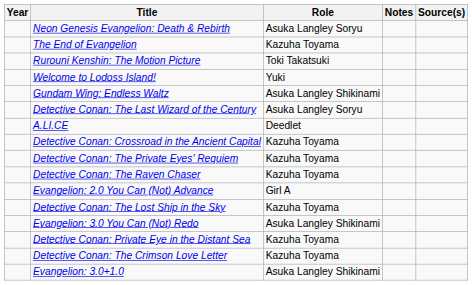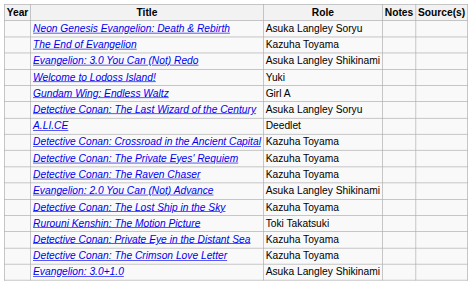rows swapped: (117, 61) <-> (116, 223)
(323, 93) Asuka Langley Shikinami -> (278, 93) Girl A
(278, 191) Girl A -> (323, 191) Asuka Langley Shikinami
